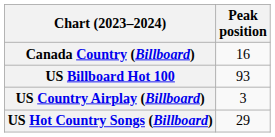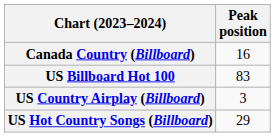(243, 76) 93 -> (243, 76) 83
